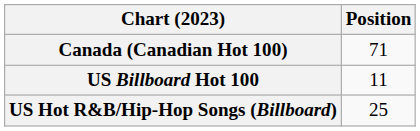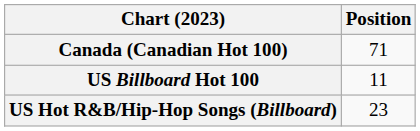(379, 110) 25 -> (379, 110) 23
